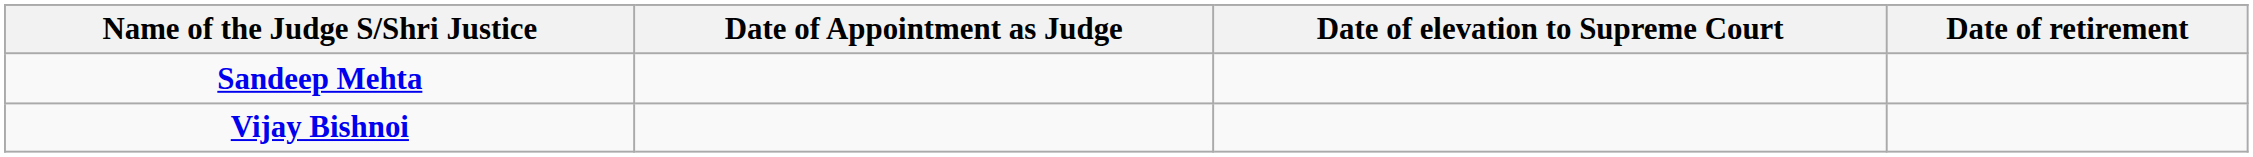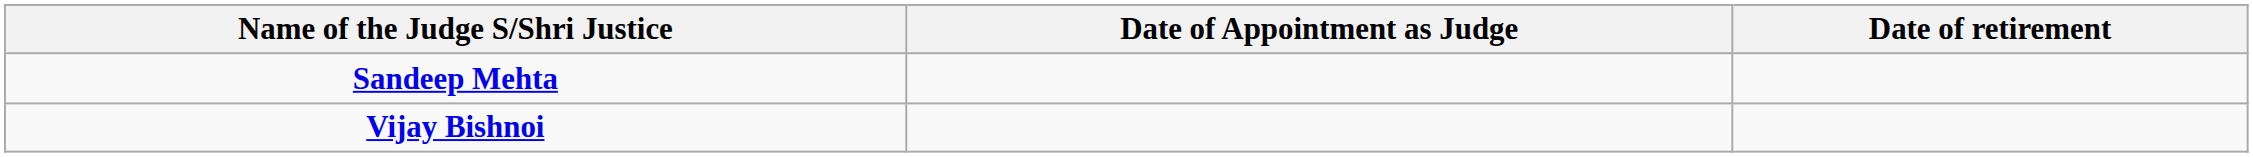- column: (1550, 28)
